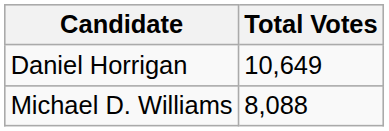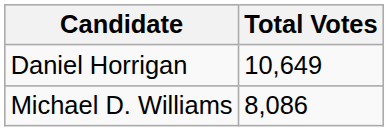(276, 105) 8,088 -> (276, 105) 8,086
